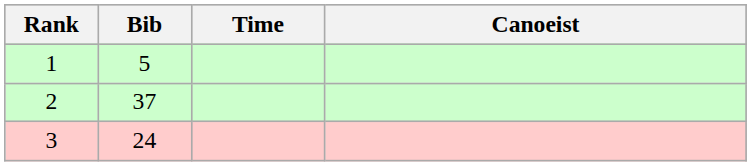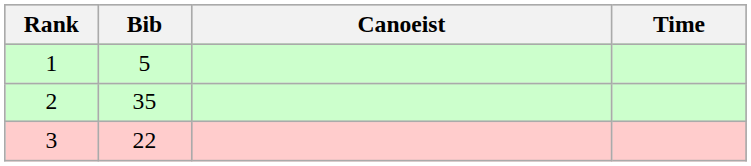columns swapped: (536, 24) <-> (258, 24)
(144, 102) 37 -> (144, 102) 35
(144, 141) 24 -> (144, 141) 22
